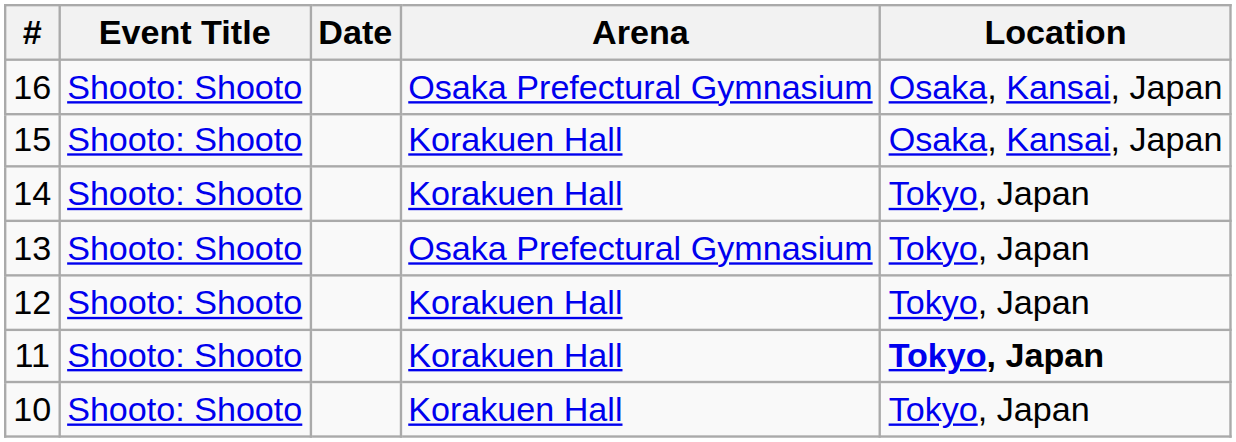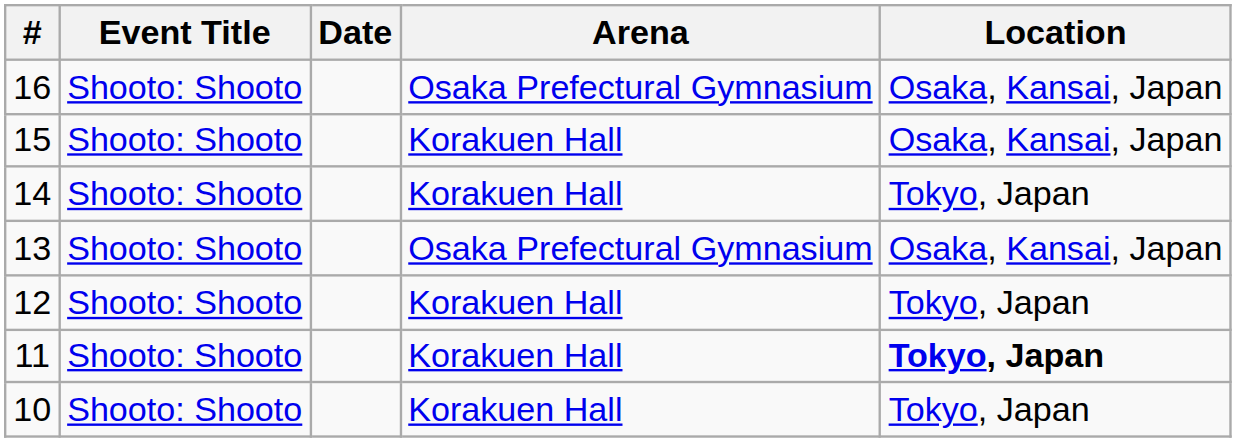(989, 248) Tokyo, Japan -> (1056, 248) Osaka, Kansai, Japan
